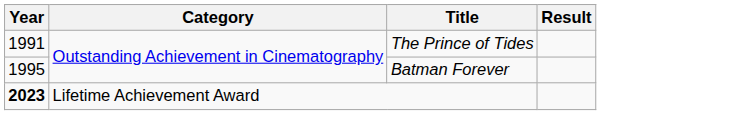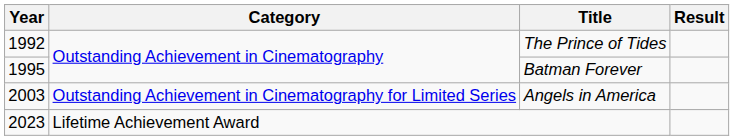(27, 43) 1991 -> (27, 43) 1992
+ row: (590, 95)
(27, 95) bold -> (27, 122) normal
